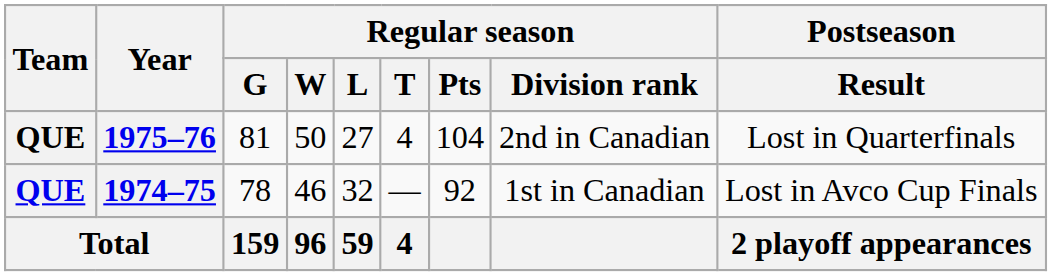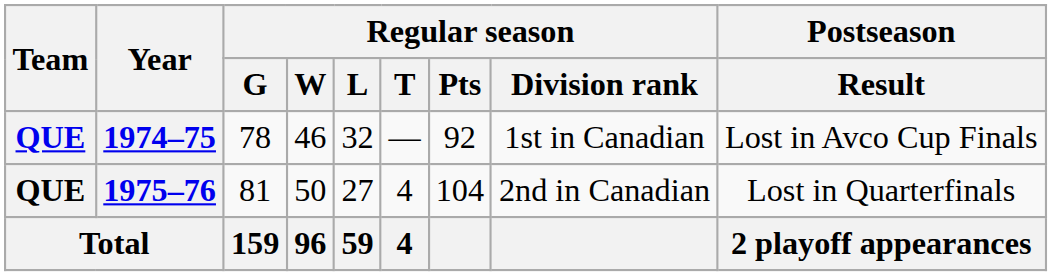rows swapped: (160, 190) <-> (160, 137)
